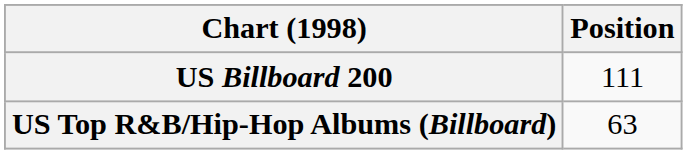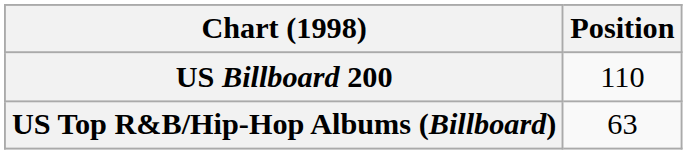(622, 76) 111 -> (622, 76) 110
